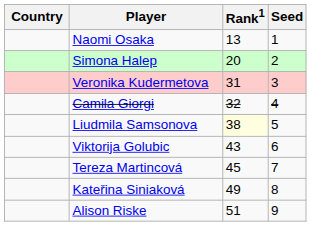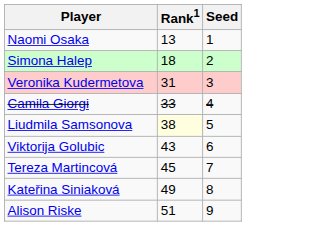- column: (37, 16)
(233, 61) 20 -> (168, 61) 18
(233, 104) 32 -> (168, 104) 33
